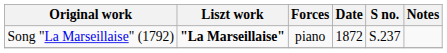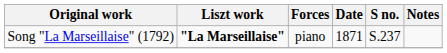(349, 36) 1872 -> (349, 36) 1871
